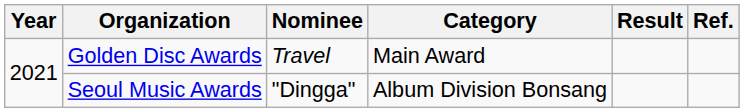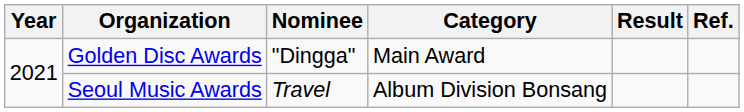(301, 55) Travel -> (314, 55) "Dingga"
(314, 90) "Dingga" -> (301, 90) Travel
